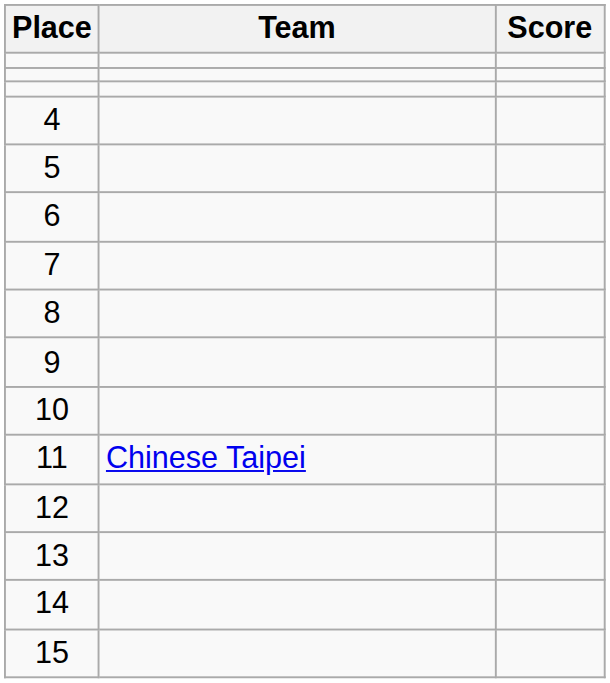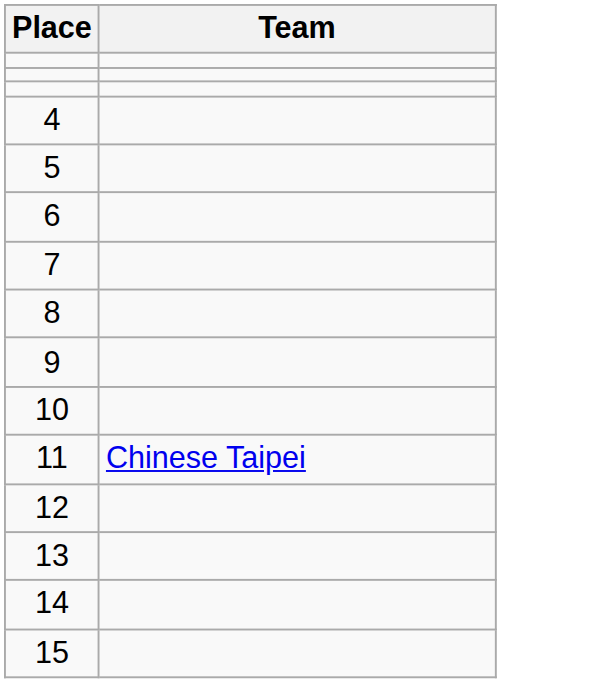- column: (550, 28)
